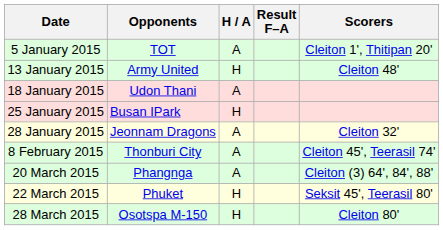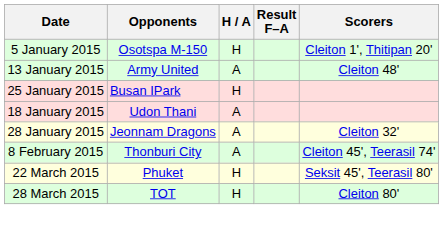(163, 49) TOT -> (163, 49) Osotspa M-150
(236, 49) A -> (236, 49) H
(236, 70) H -> (236, 70) A
rows swapped: (56, 91) <-> (56, 111)
- row: (56, 173)
(163, 214) Osotspa M-150 -> (163, 193) TOT
